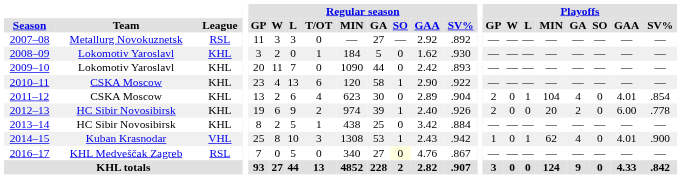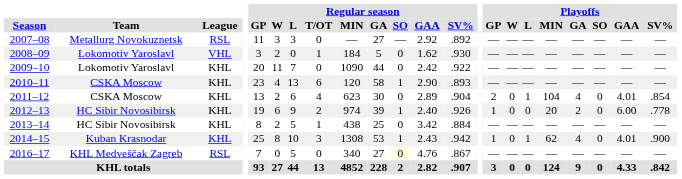(220, 53) KHL -> (220, 53) VHL
(461, 68) .893 -> (461, 68) .922
(461, 82) .922 -> (461, 82) .893
(494, 110) 2 -> (494, 110) 1
(220, 139) VHL -> (220, 139) KHL
